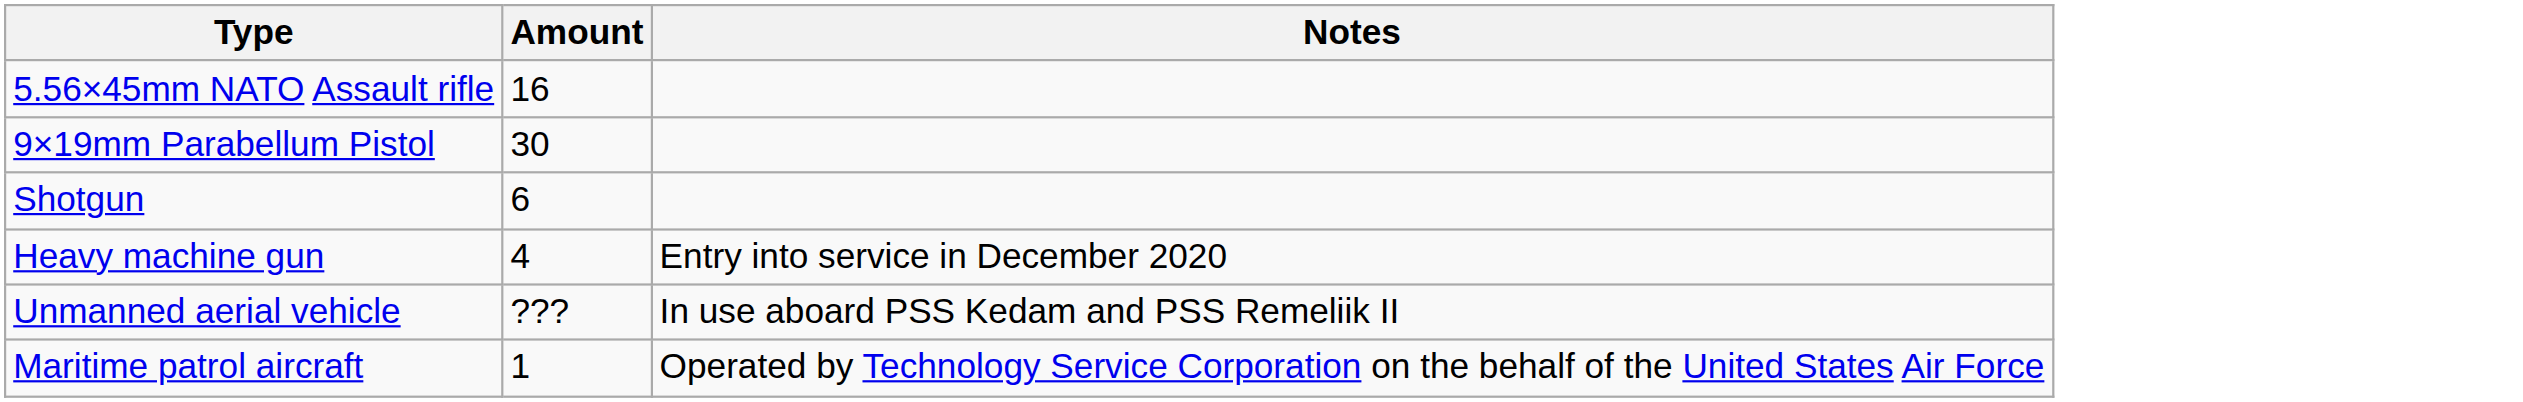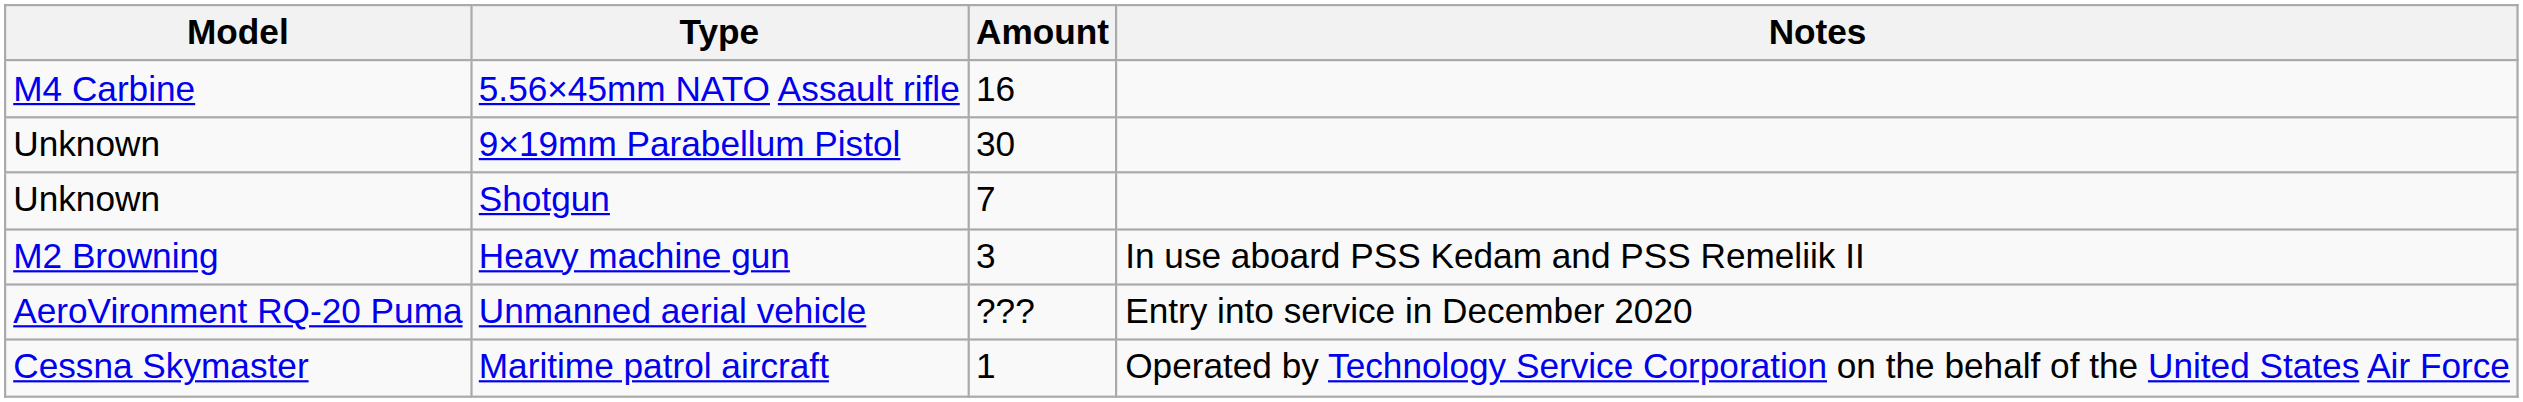+ column: (238, 32)
(520, 199) 6 -> (986, 199) 7
(520, 255) 4 -> (986, 255) 3
(943, 255) Entry into service in December 2020 -> (1495, 255) In use aboard PSS Kedam and PSS Remeliik II
(1029, 311) In use aboard PSS Kedam and PSS Remeliik II -> (1409, 311) Entry into service in December 2020
